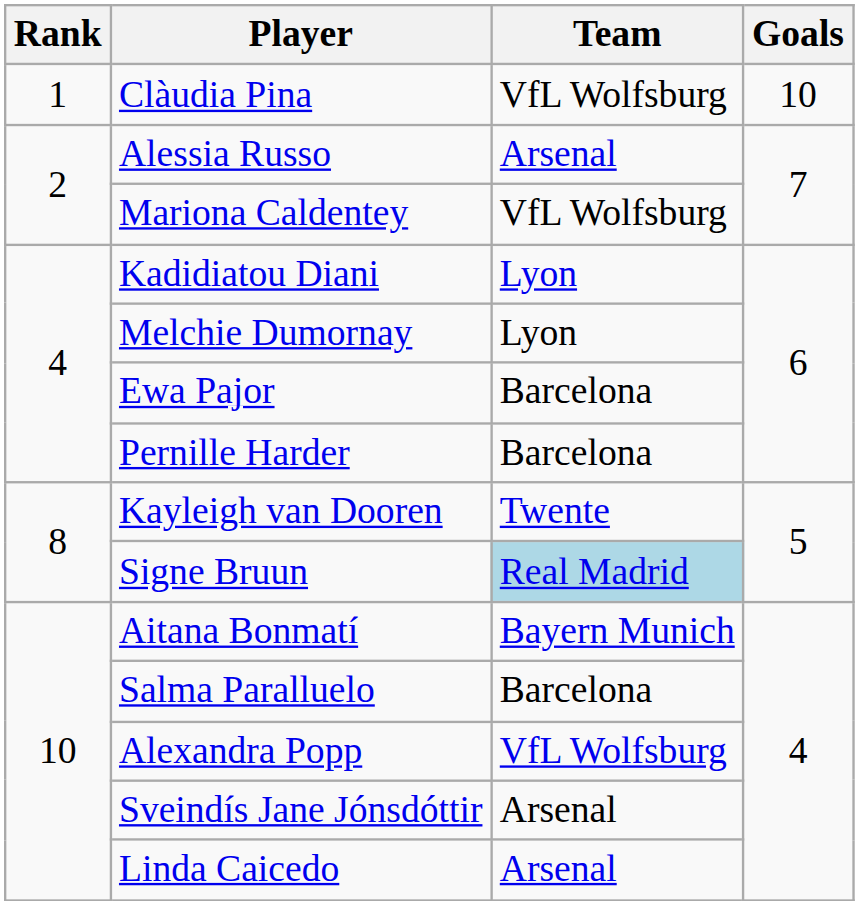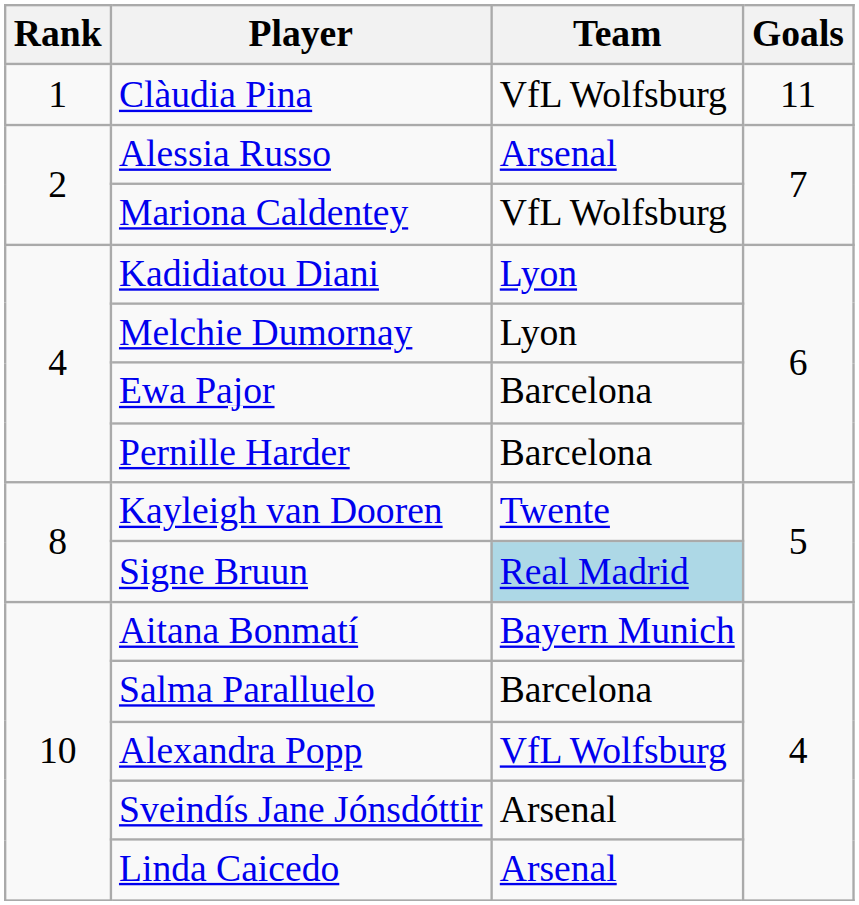(798, 93) 10 -> (798, 93) 11
